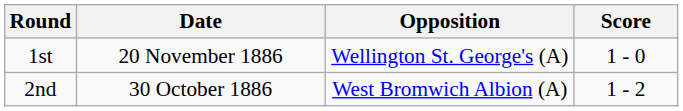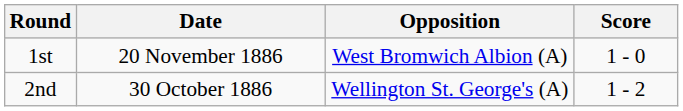(450, 55) Wellington St. George's (A) -> (450, 55) West Bromwich Albion (A)
(450, 88) West Bromwich Albion (A) -> (450, 88) Wellington St. George's (A)
